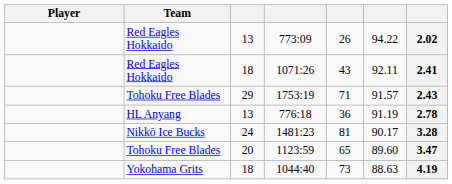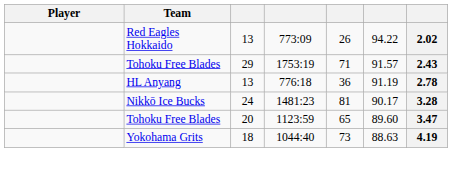- row: (295, 70)
